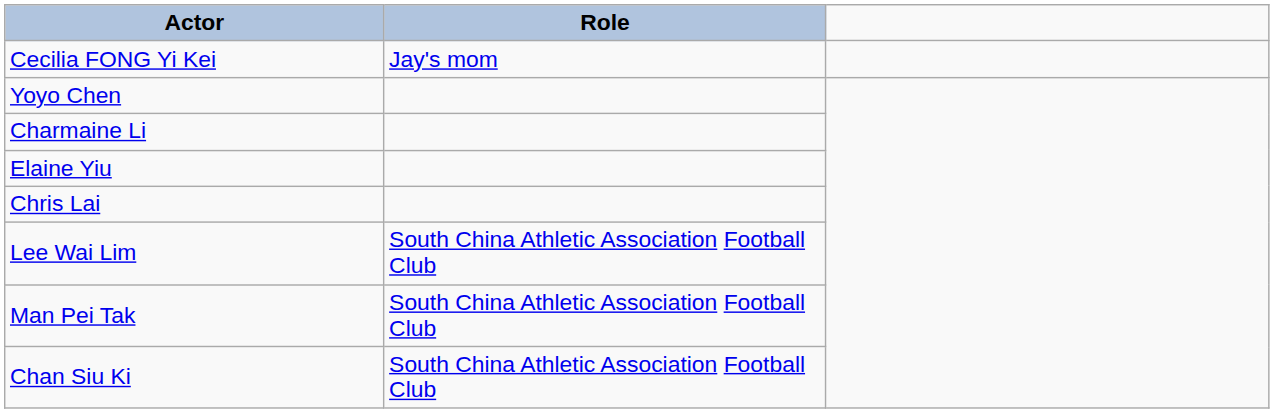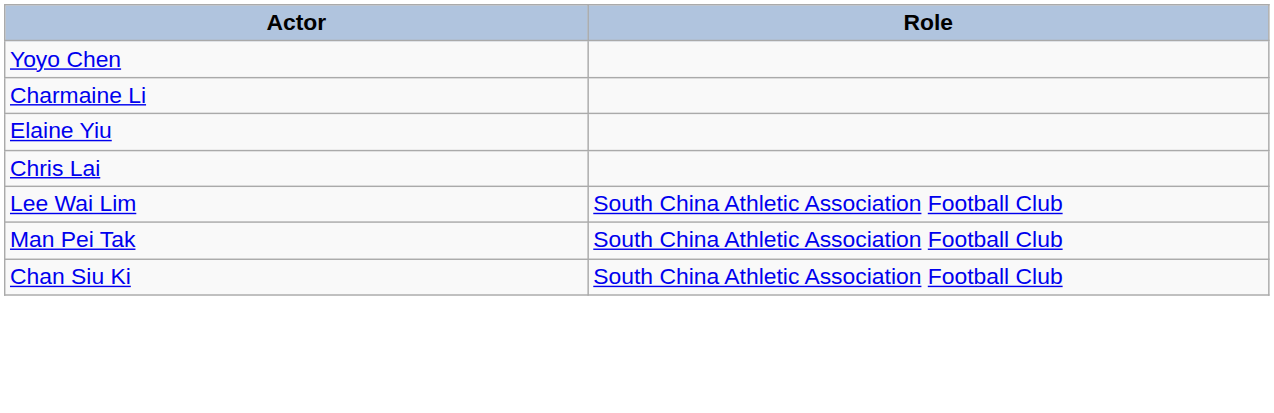- row: (113, 58)
